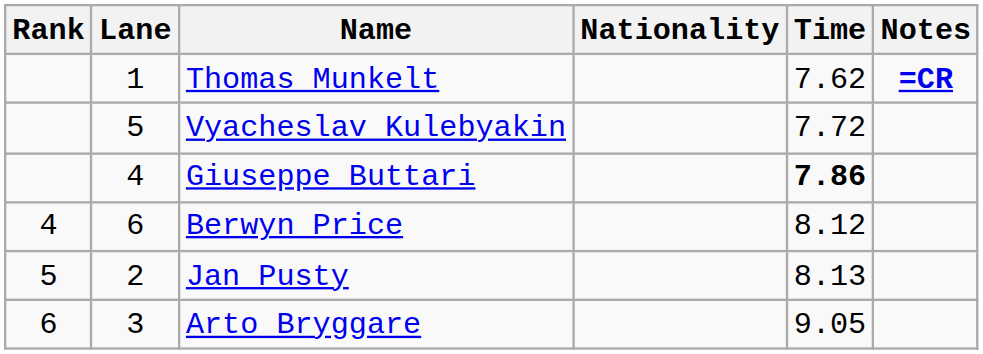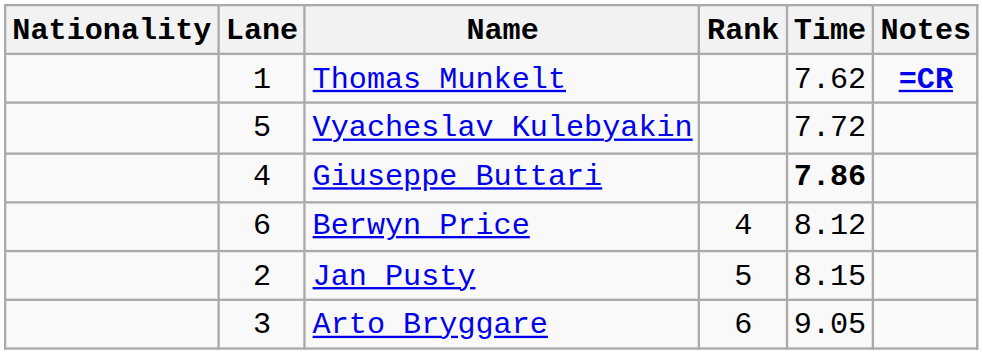columns swapped: (49, 30) <-> (680, 30)
(830, 276) 8.13 -> (830, 276) 8.15
